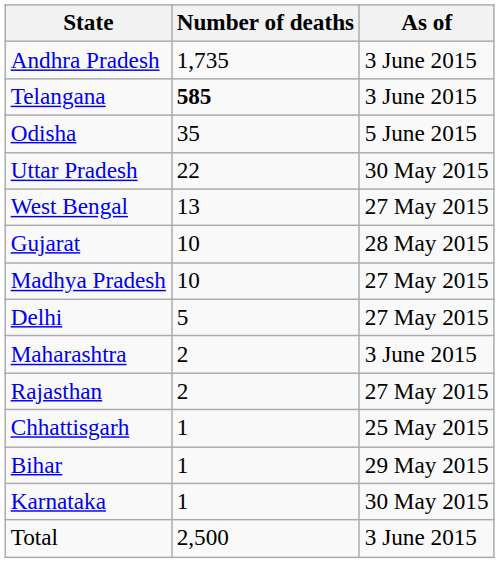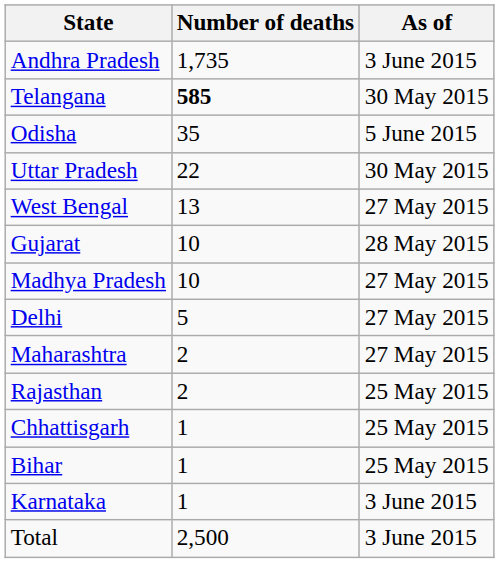(421, 96) 3 June 2015 -> (427, 96) 30 May 2015
(421, 354) 3 June 2015 -> (427, 354) 27 May 2015
(427, 391) 27 May 2015 -> (427, 391) 25 May 2015
(427, 464) 29 May 2015 -> (427, 464) 25 May 2015
(427, 501) 30 May 2015 -> (421, 501) 3 June 2015
